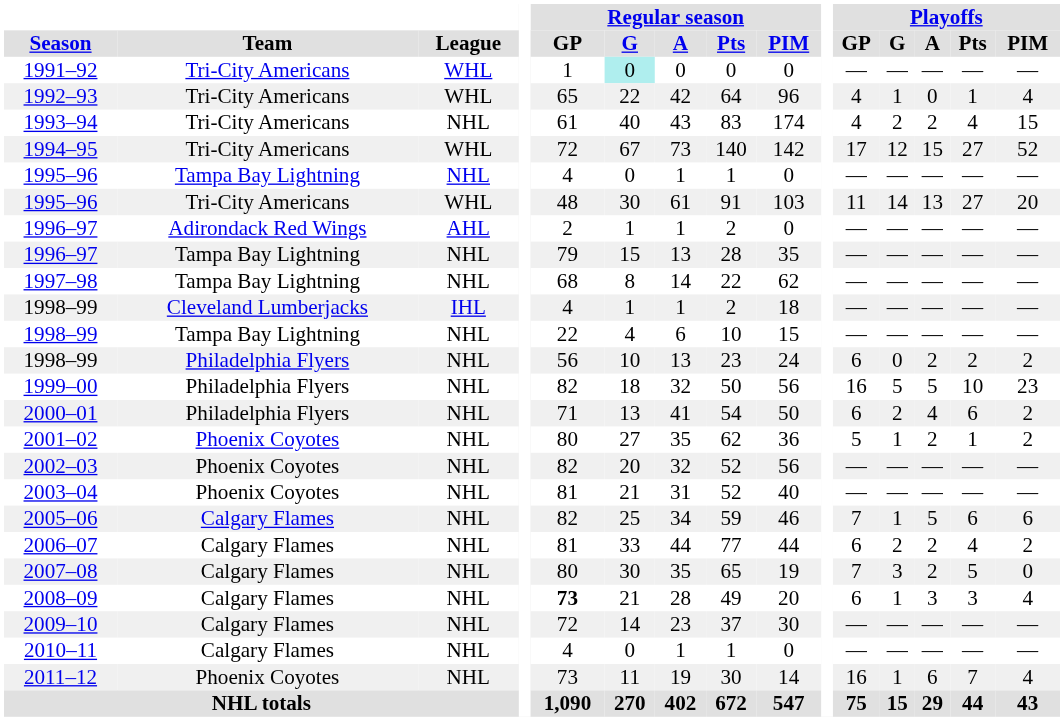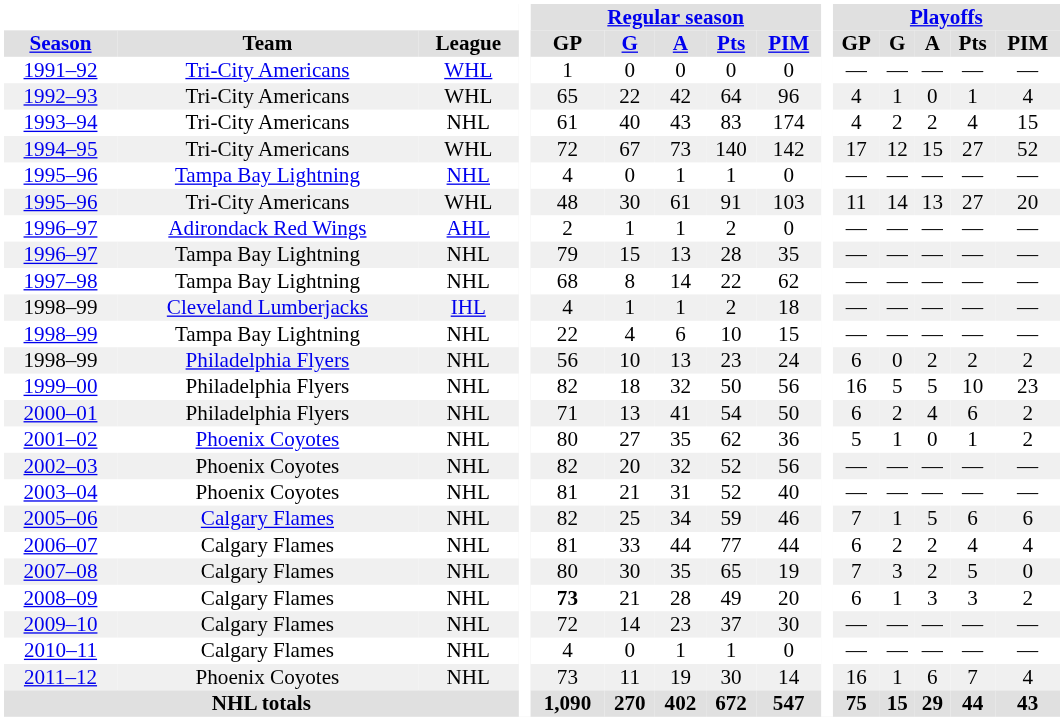(630, 69) paleturquoise background -> (630, 69) no background
(932, 439) 2 -> (932, 439) 0
(1028, 545) 2 -> (1028, 545) 4
(1028, 597) 4 -> (1028, 597) 2
